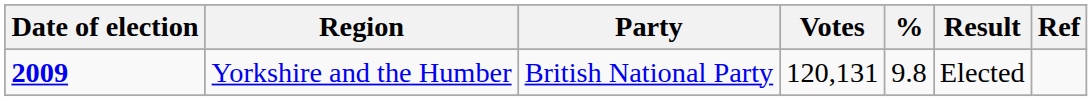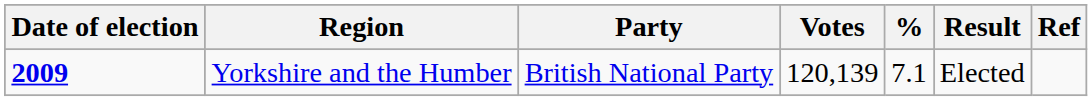(832, 71) 120,131 -> (832, 71) 120,139
(909, 71) 9.8 -> (909, 71) 7.1
